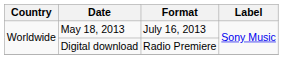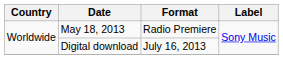(175, 29) July 16, 2013 -> (180, 29) Radio Premiere
(180, 46) Radio Premiere -> (175, 46) July 16, 2013
